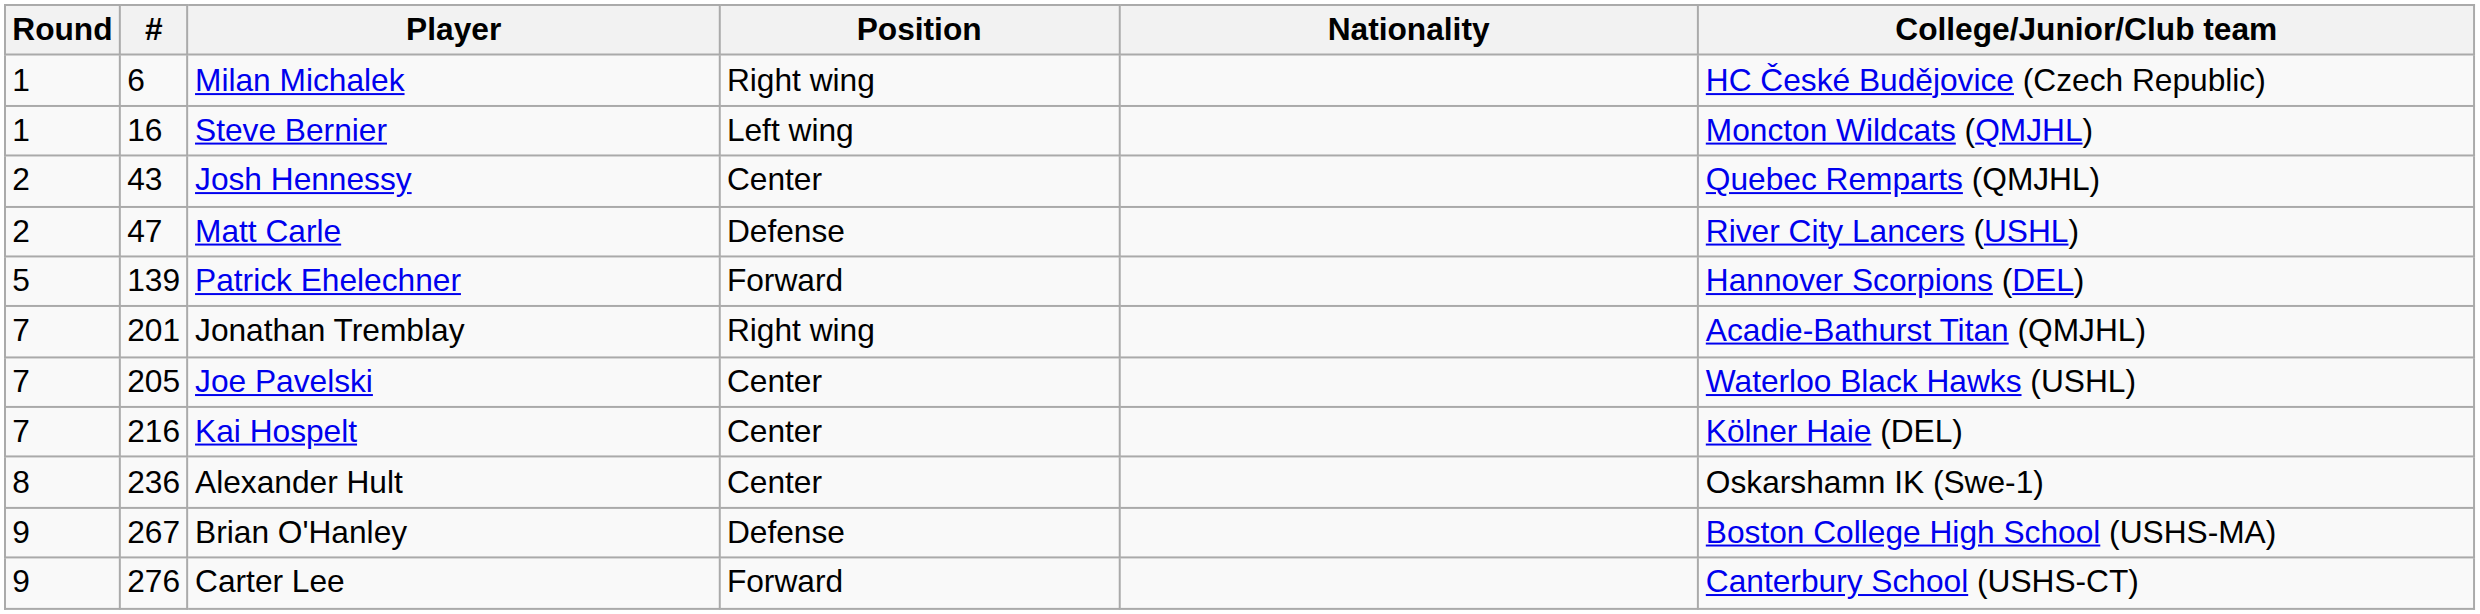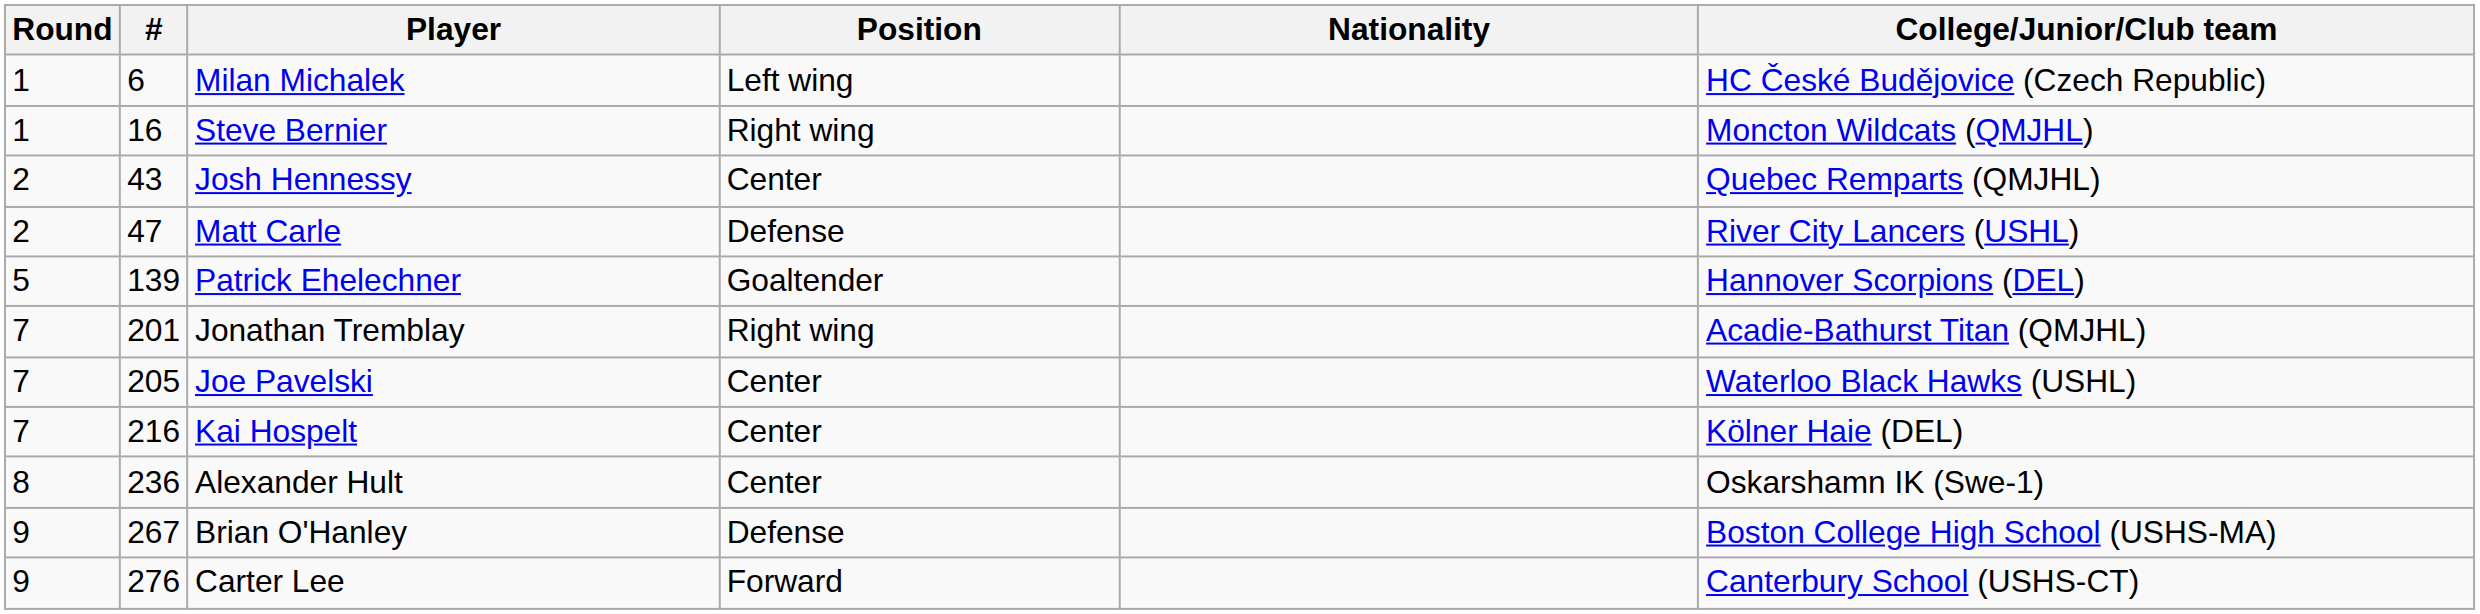(801, 79) Right wing -> (790, 79) Left wing
(790, 130) Left wing -> (801, 130) Right wing
(785, 280) Forward -> (805, 280) Goaltender
